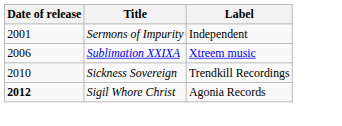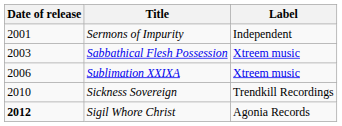+ row: (157, 53)
